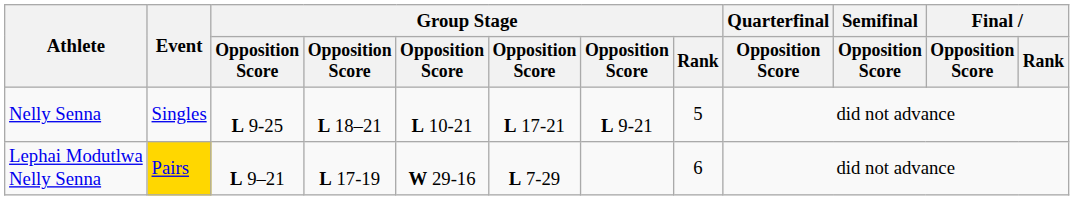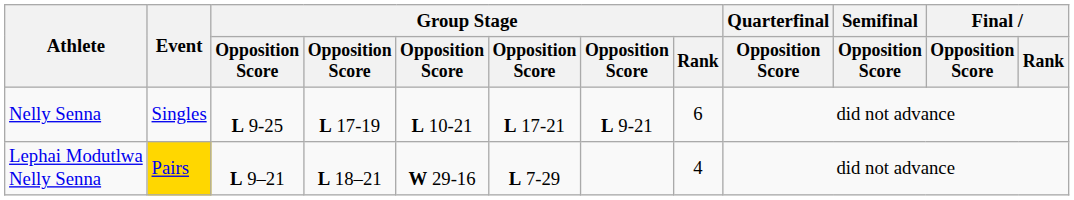(350, 125) L 18–21 -> (350, 125) L 17-19
(698, 114) 5 -> (698, 114) 6
(350, 179) L 17-19 -> (350, 179) L 18–21
(698, 168) 6 -> (698, 168) 4
